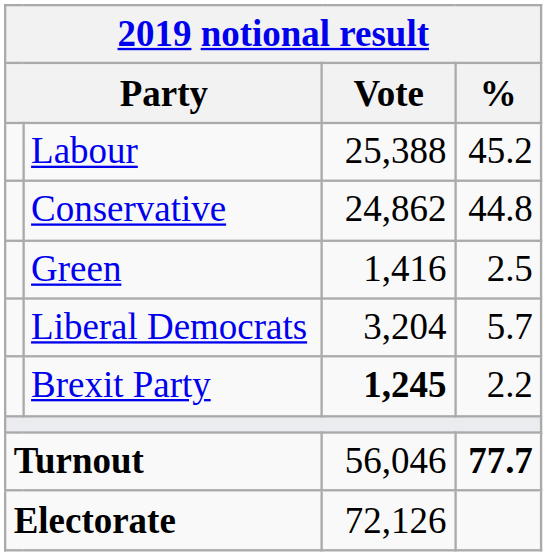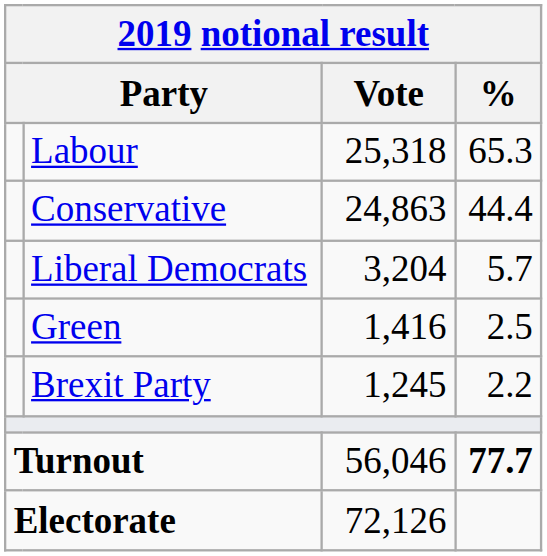(396, 151) 25,388 -> (396, 151) 25,318
(501, 151) 45.2 -> (501, 151) 65.3
(396, 209) 24,862 -> (396, 209) 24,863
(501, 209) 44.8 -> (501, 209) 44.4
rows swapped: (169, 326) <-> (76, 268)
(405, 385) bold -> (405, 385) normal
